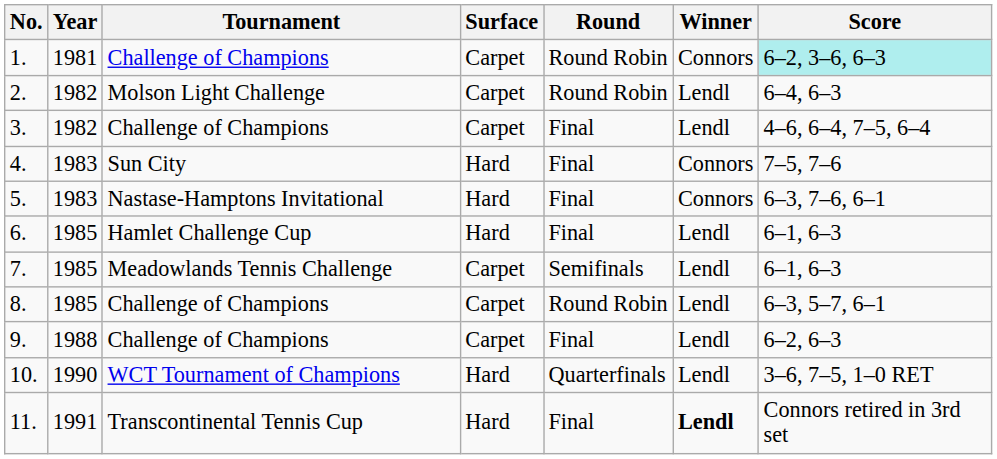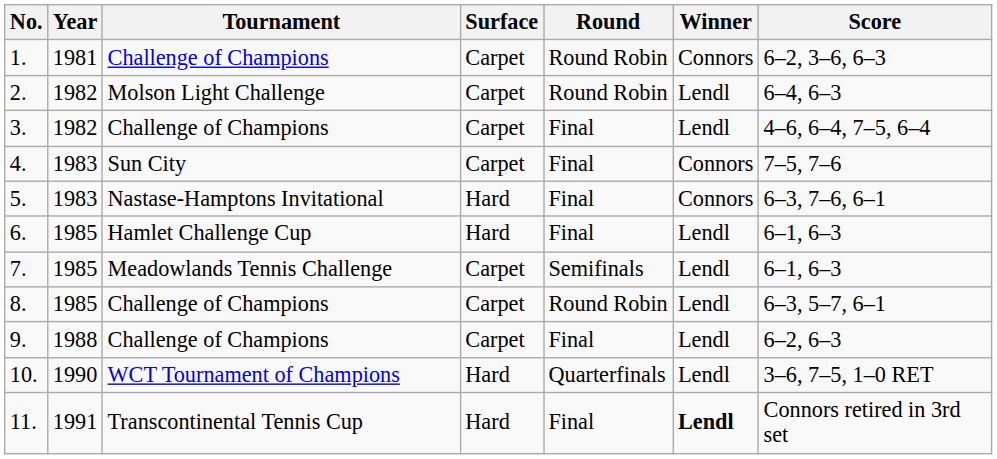(825, 57) paleturquoise background -> (825, 57) no background
(488, 163) Hard -> (495, 163) Carpet
